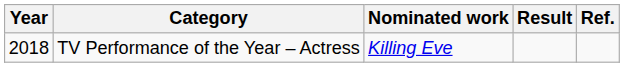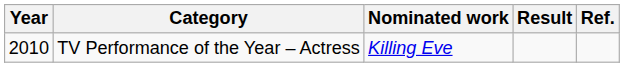(29, 47) 2018 -> (29, 47) 2010
